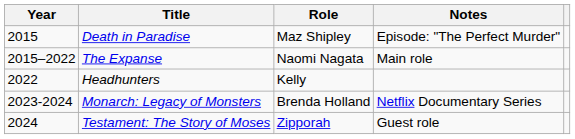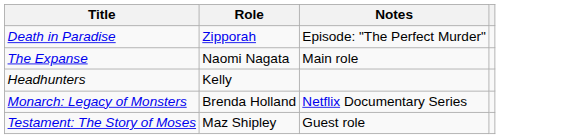- column: (42, 15)
(314, 36) Maz Shipley -> (229, 36) Zipporah
(303, 123) Zipporah -> (239, 123) Maz Shipley
